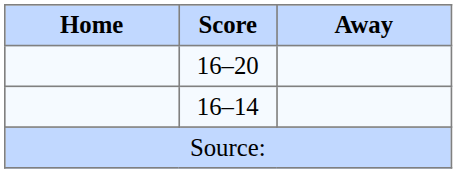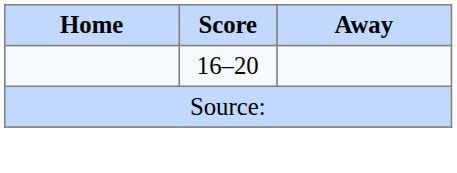- row: (228, 106)
